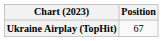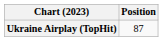(139, 28) 67 -> (139, 28) 87
